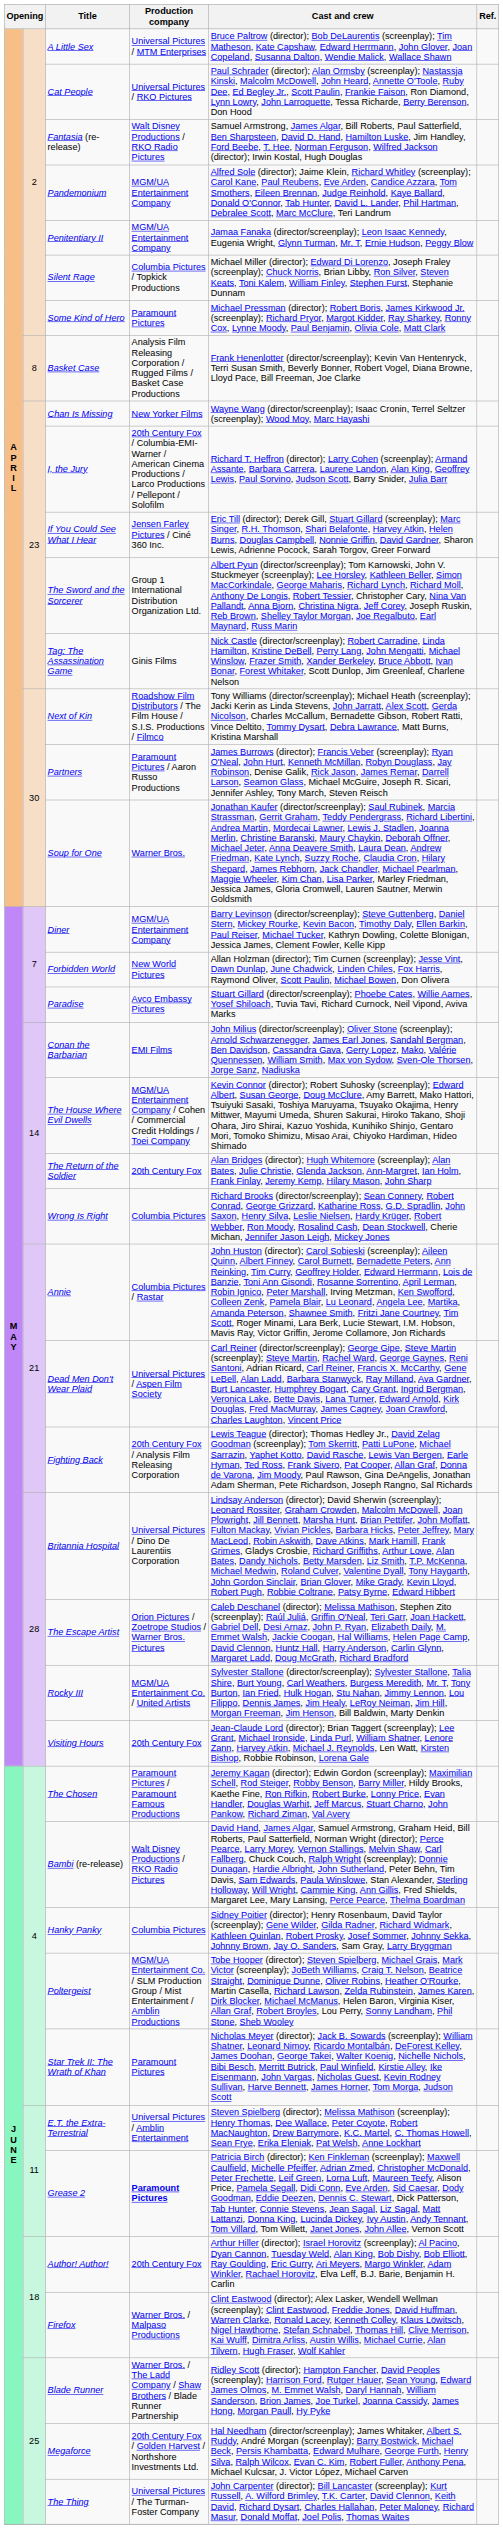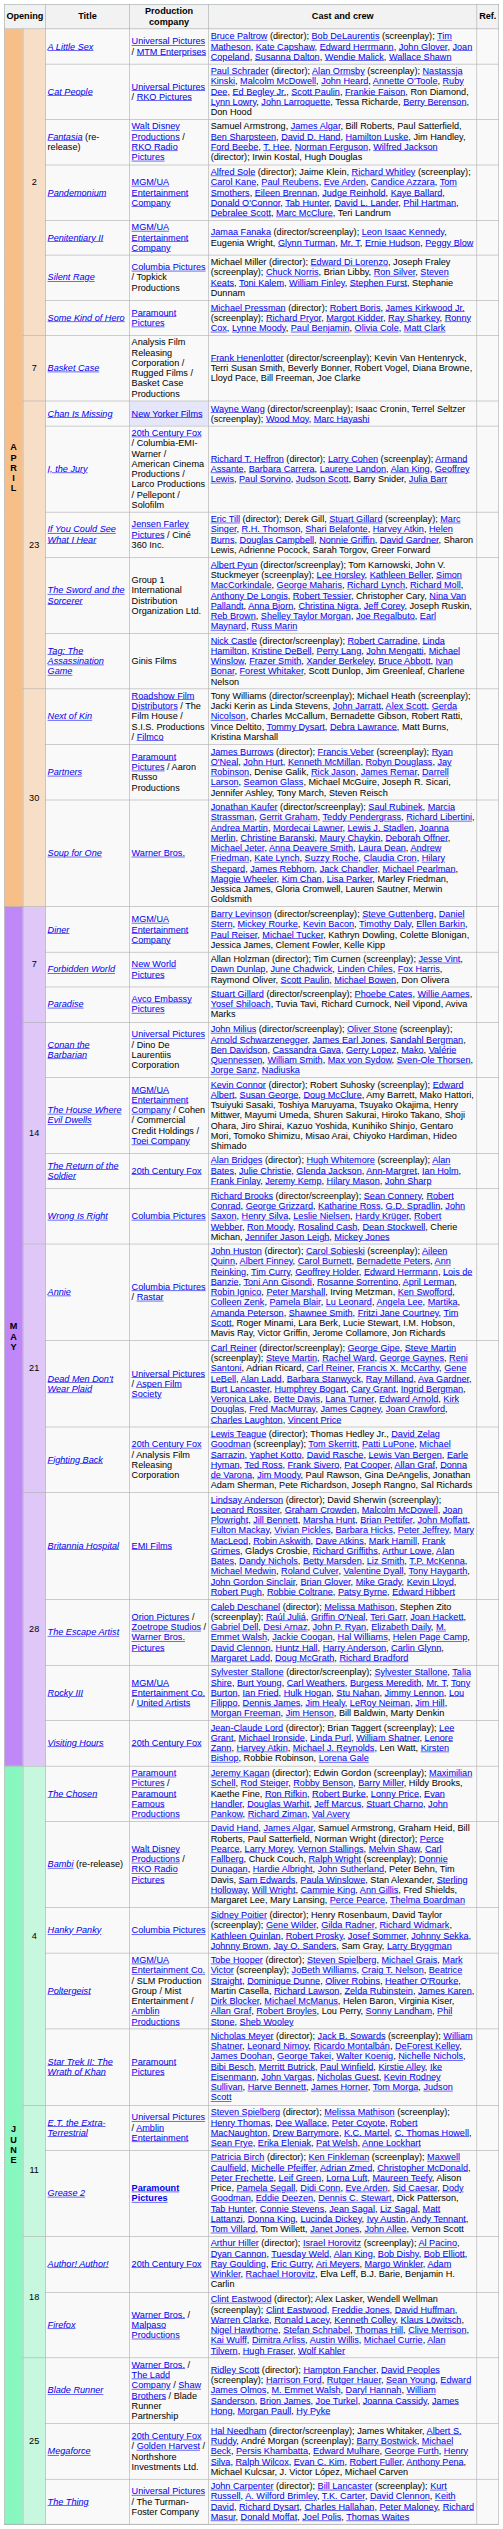(34, 368) 8 -> (34, 368) 7
(167, 413) no background -> (167, 413) lavender background
(152, 1049) EMI Films -> (168, 1049) Universal Pictures / Dino De Laurentiis Corporation
(168, 1546) Universal Pictures / Dino De Laurentiis Corporation -> (152, 1546) EMI Films
